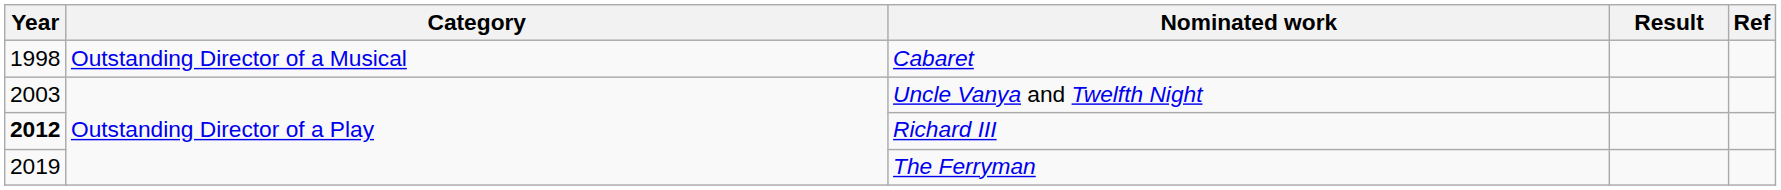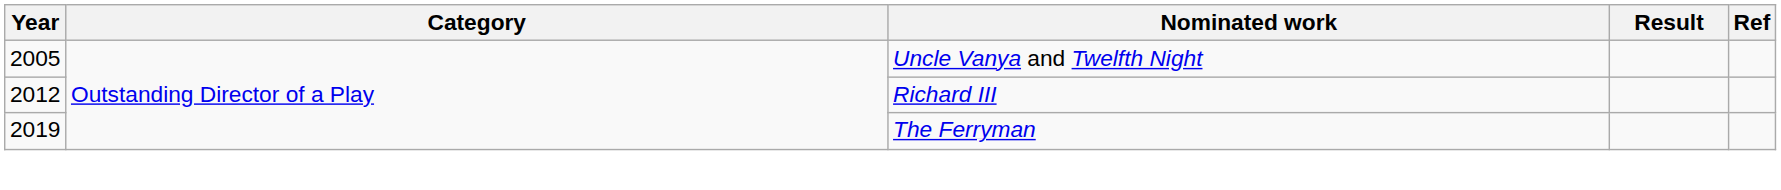- row: (933, 58)
(35, 94) 2003 -> (35, 58) 2005
(35, 130) bold -> (35, 94) normal
